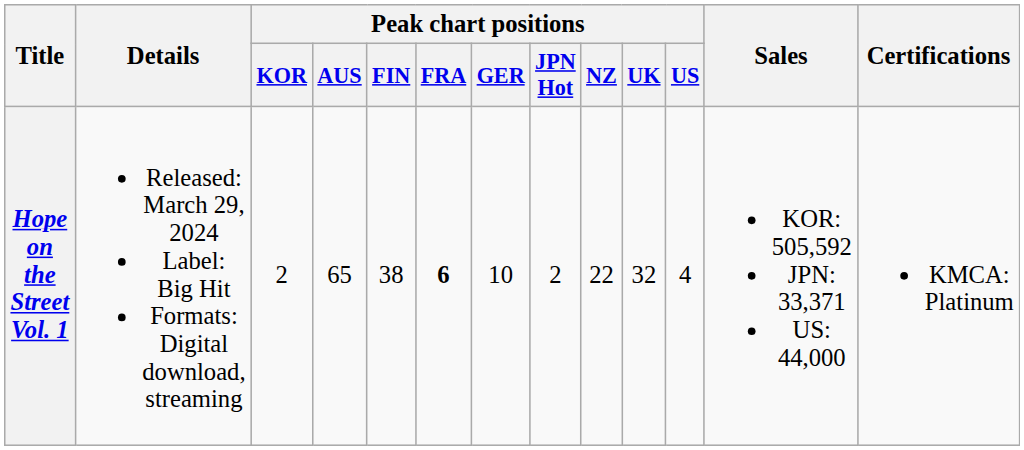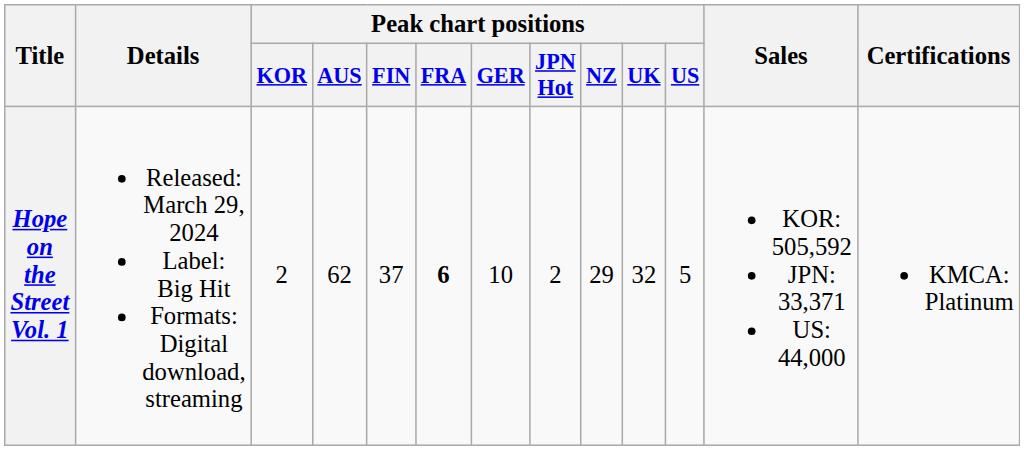(340, 275) 65 -> (340, 275) 62
(391, 275) 38 -> (391, 275) 37
(601, 275) 22 -> (601, 275) 29
(685, 275) 4 -> (685, 275) 5
